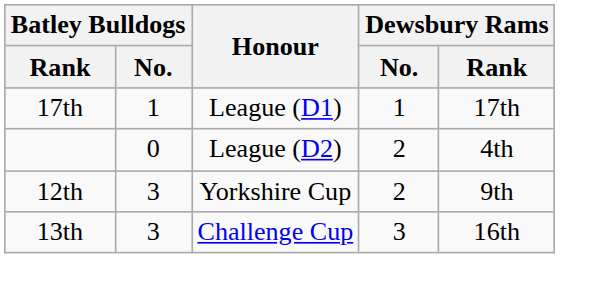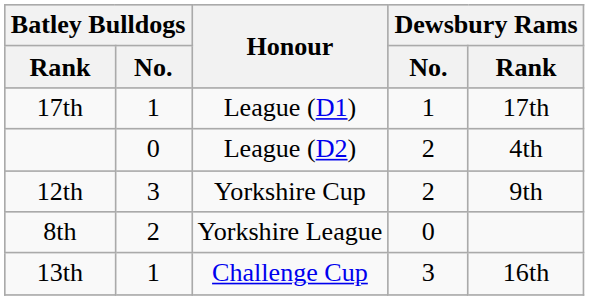+ row: (60, 231)
(153, 231) 3 -> (153, 273) 1
